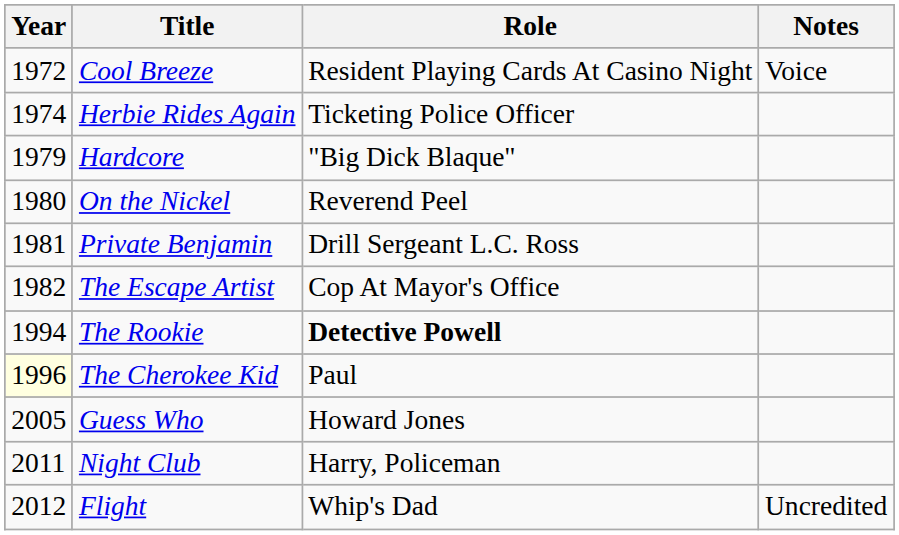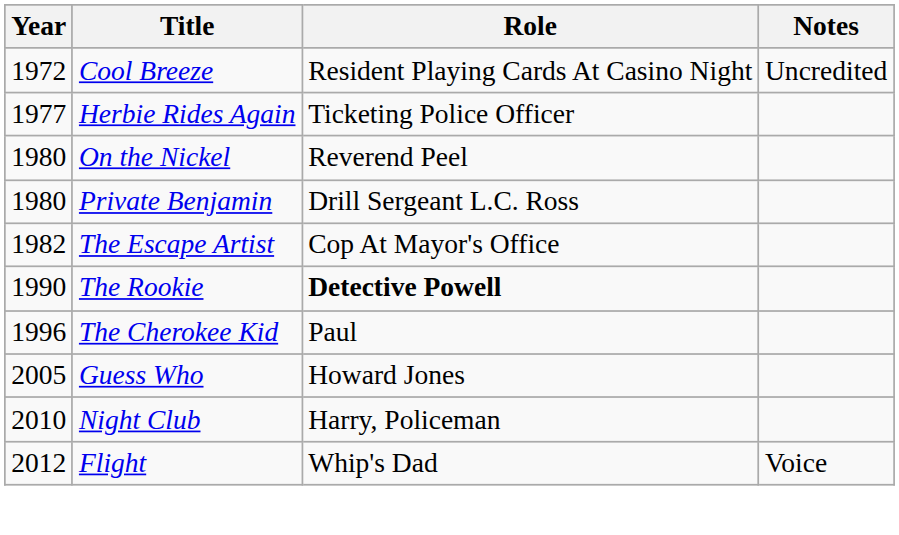(796, 69) Voice -> (826, 69) Uncredited
(39, 113) 1974 -> (39, 113) 1977
- row: (131, 157)
(39, 244) 1981 -> (39, 200) 1980
(39, 331) 1994 -> (39, 288) 1990
(39, 375) lightyellow background -> (39, 331) no background
(38, 462) 2011 -> (39, 419) 2010
(826, 506) Uncredited -> (796, 462) Voice
